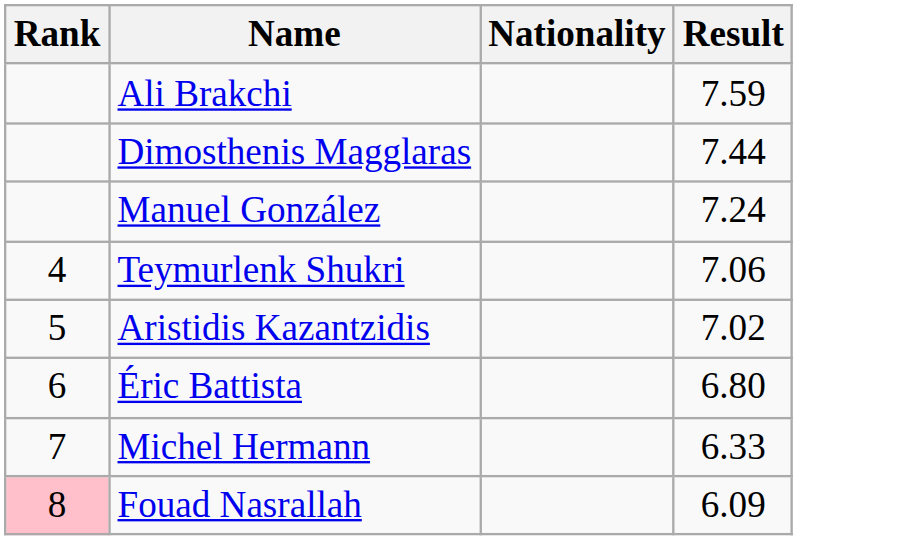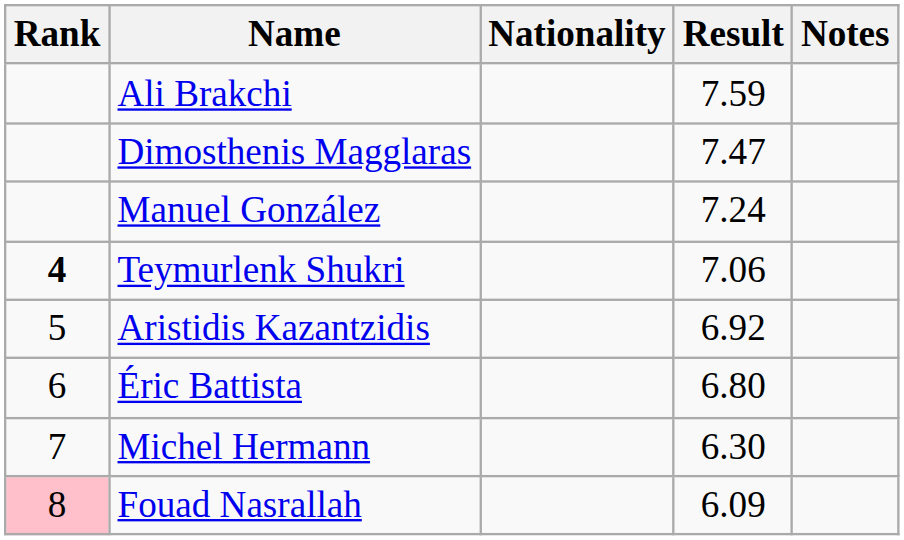+ column: (845, 33)
(733, 151) 7.44 -> (733, 151) 7.47
(57, 269) normal -> (57, 269) bold
(733, 328) 7.02 -> (733, 328) 6.92
(733, 446) 6.33 -> (733, 446) 6.30
